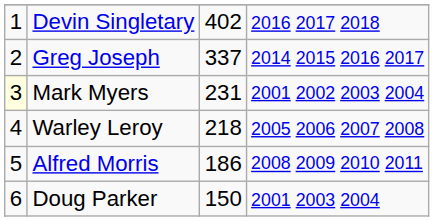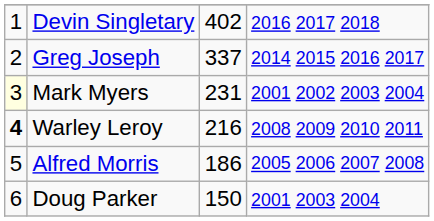(16, 127) normal -> (16, 127) bold
(223, 127) 218 -> (223, 127) 216
(338, 128) 2005 2006 2007 2008 -> (337, 128) 2008 2009 2010 2011
(337, 163) 2008 2009 2010 2011 -> (338, 163) 2005 2006 2007 2008
